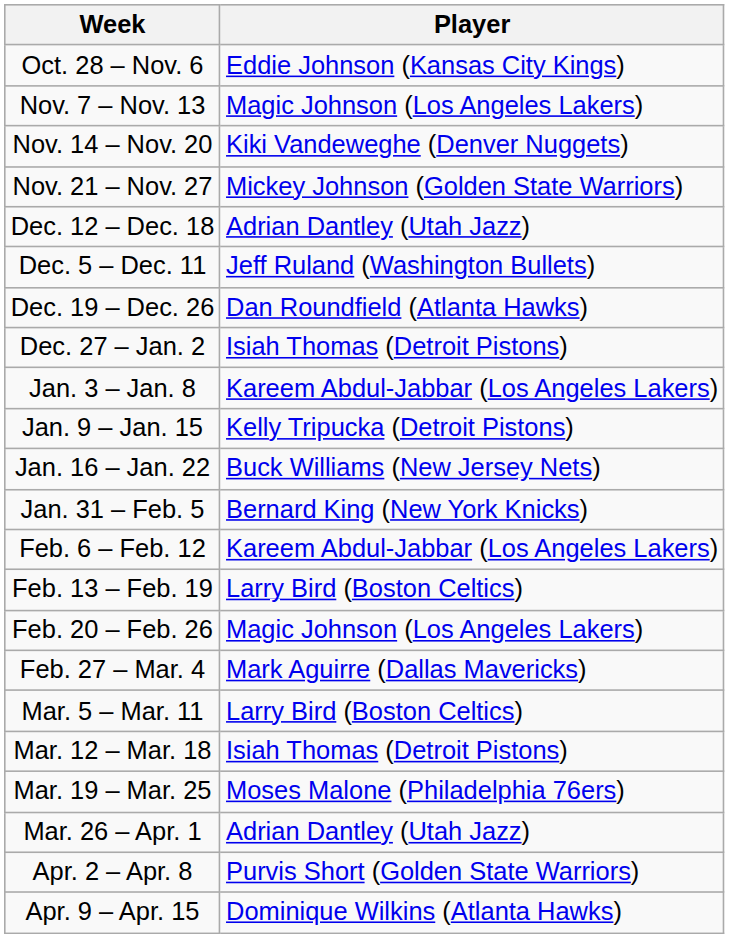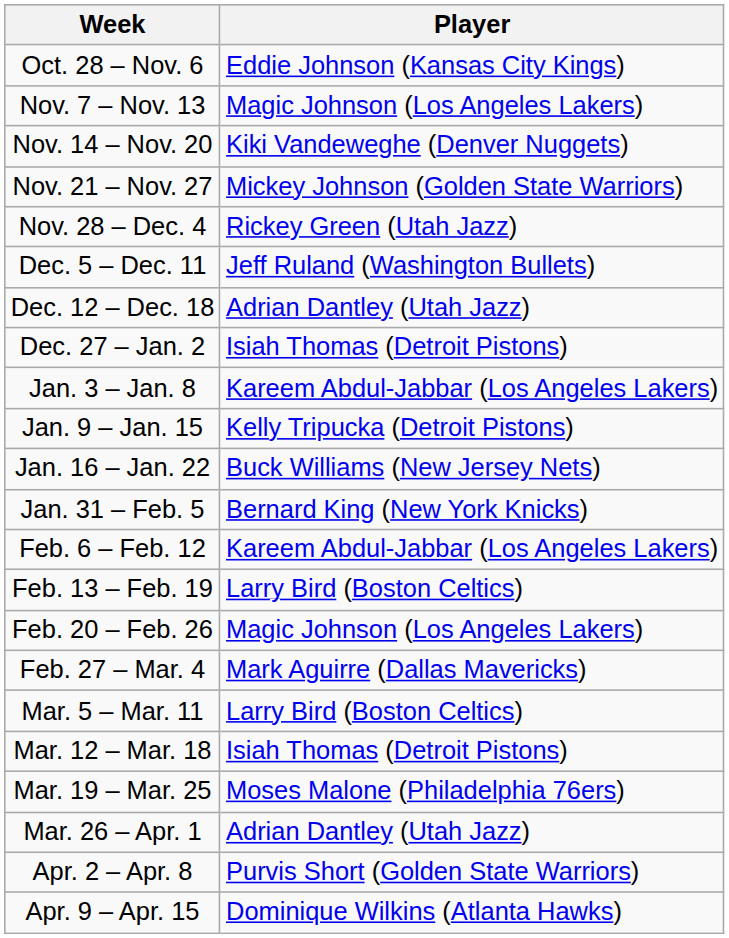+ row: (112, 226)
rows swapped: (112, 266) <-> (112, 226)
- row: (112, 307)
